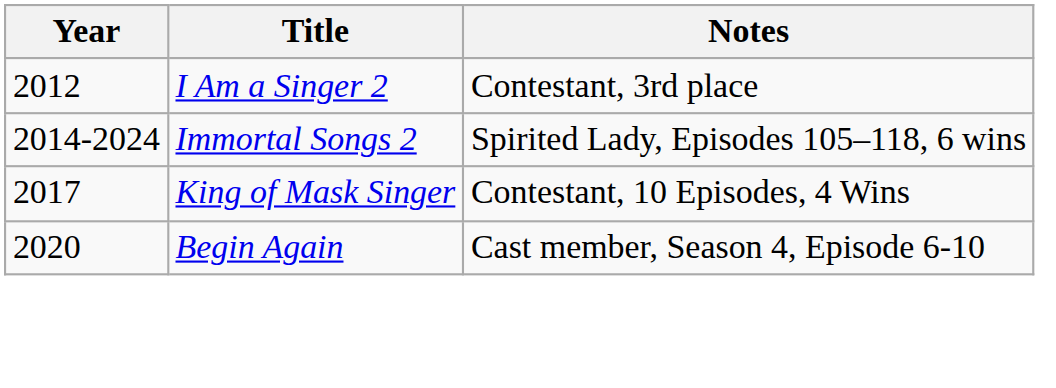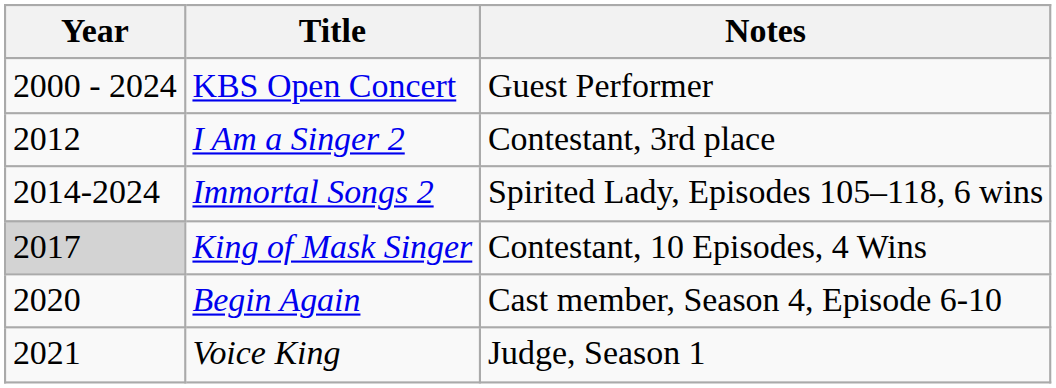+ row: (324, 85)
(47, 192) no background -> (47, 246) lightgrey background
+ row: (266, 354)
